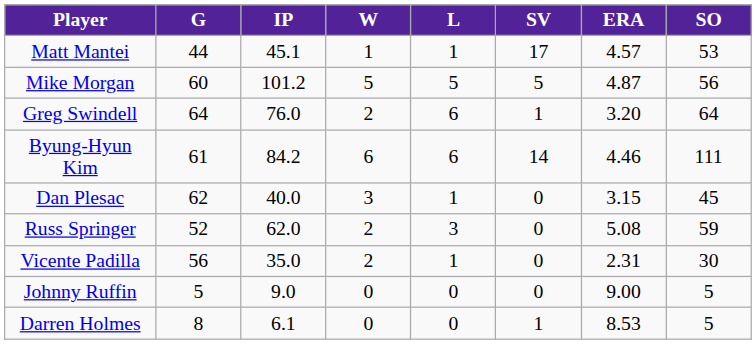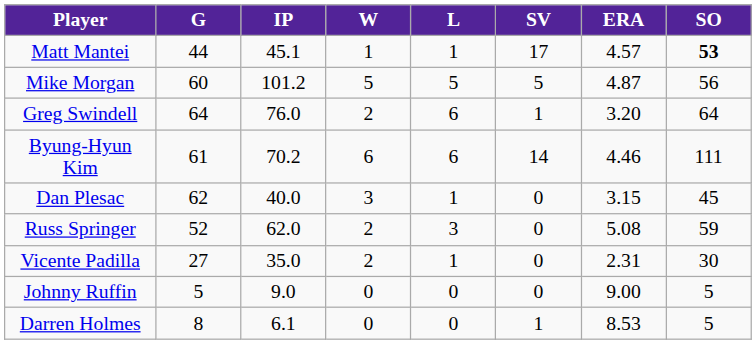(709, 51) normal -> (709, 51) bold
(283, 156) 84.2 -> (283, 156) 70.2
(198, 260) 56 -> (198, 260) 27
